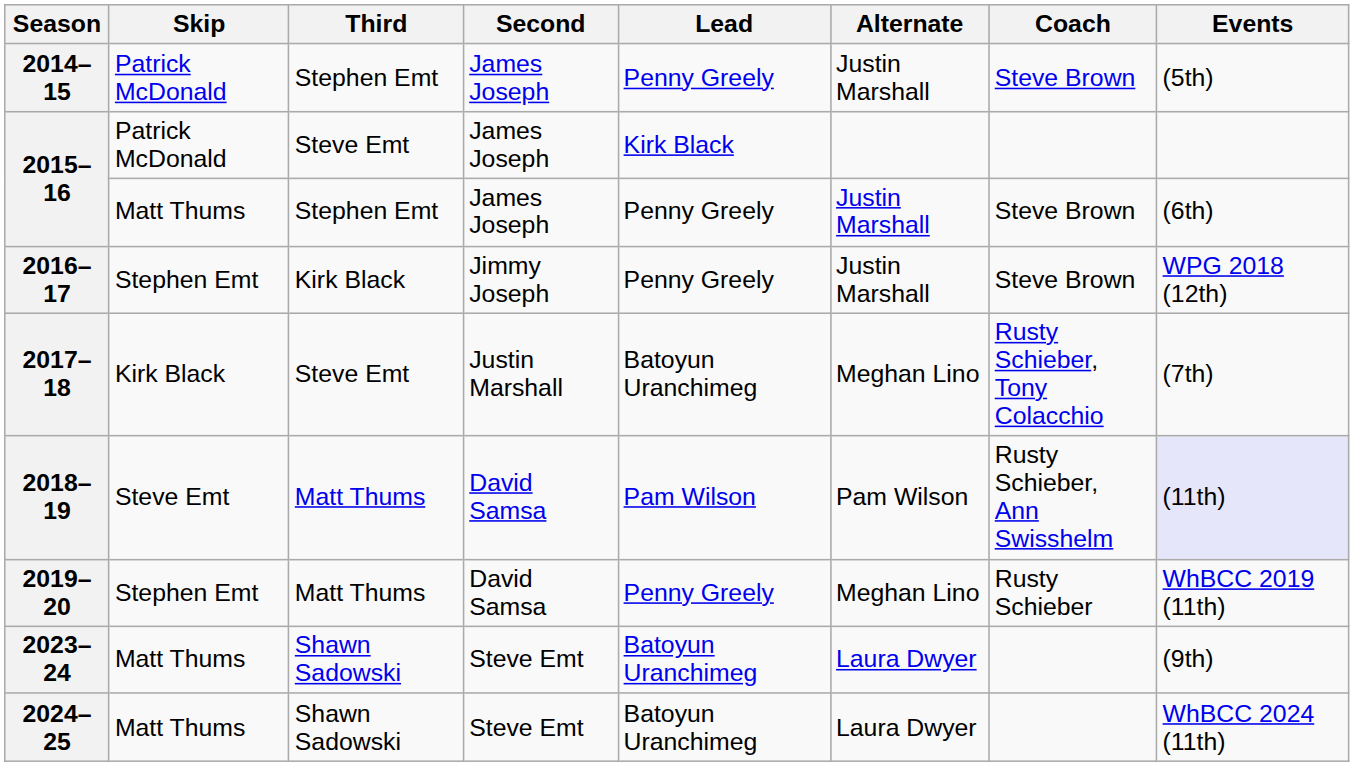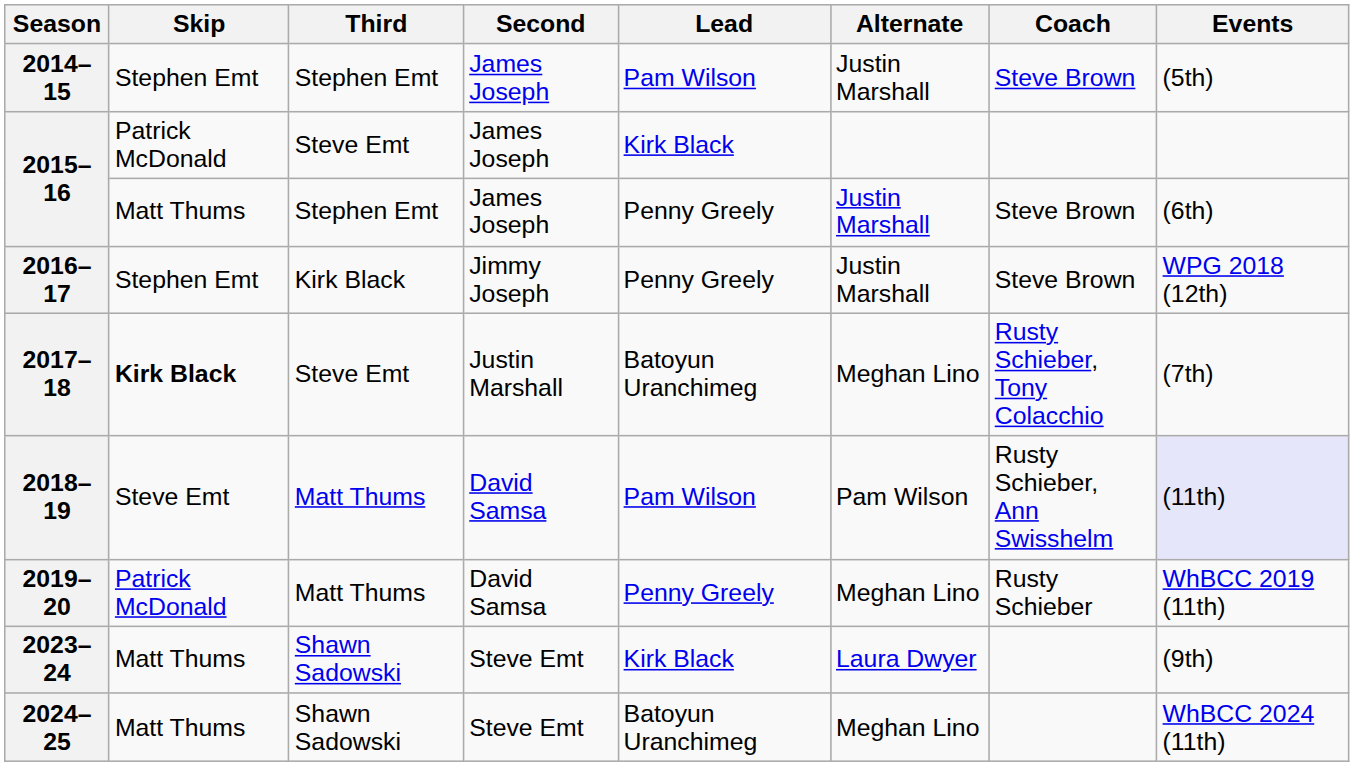(171, 77) Patrick McDonald -> (187, 77) Stephen Emt
(699, 77) Penny Greely -> (690, 77) Pam Wilson
(170, 374) normal -> (176, 374) bold
(187, 592) Stephen Emt -> (171, 592) Patrick McDonald
(690, 659) Batoyun Uranchimeg -> (679, 659) Kirk Black
(906, 726) Laura Dwyer -> (908, 726) Meghan Lino
